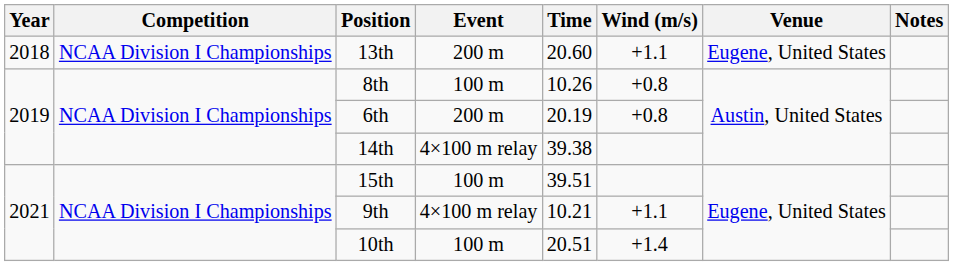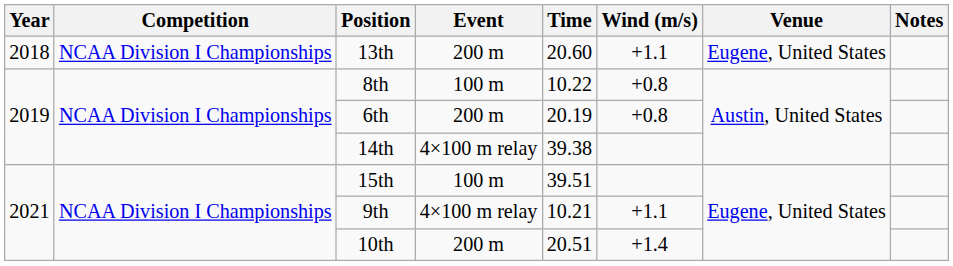(569, 84) 10.26 -> (569, 84) 10.22
(479, 244) 100 m -> (479, 244) 200 m
